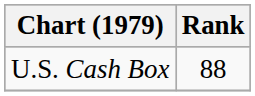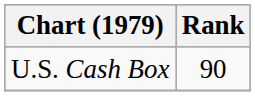(213, 68) 88 -> (213, 68) 90
